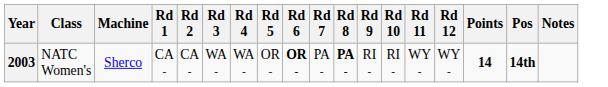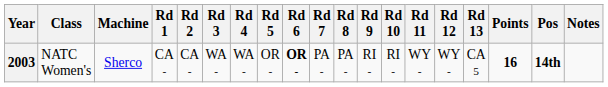+ column: (476, 24)
(346, 62) bold -> (346, 62) normal
(485, 62) 14 -> (510, 62) 16
